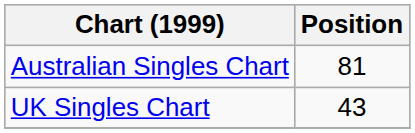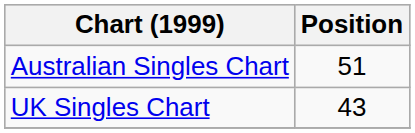(352, 66) 81 -> (352, 66) 51
